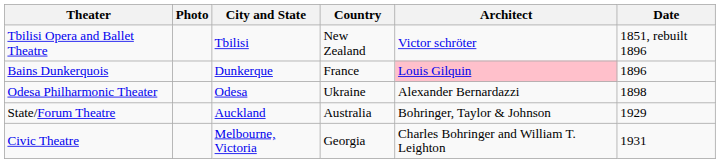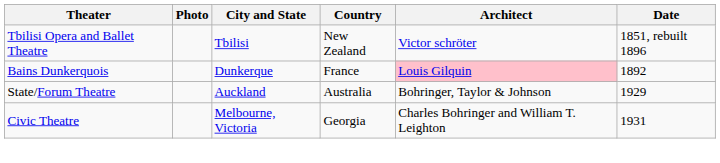(633, 71) 1896 -> (633, 71) 1892
- row: (82, 92)
